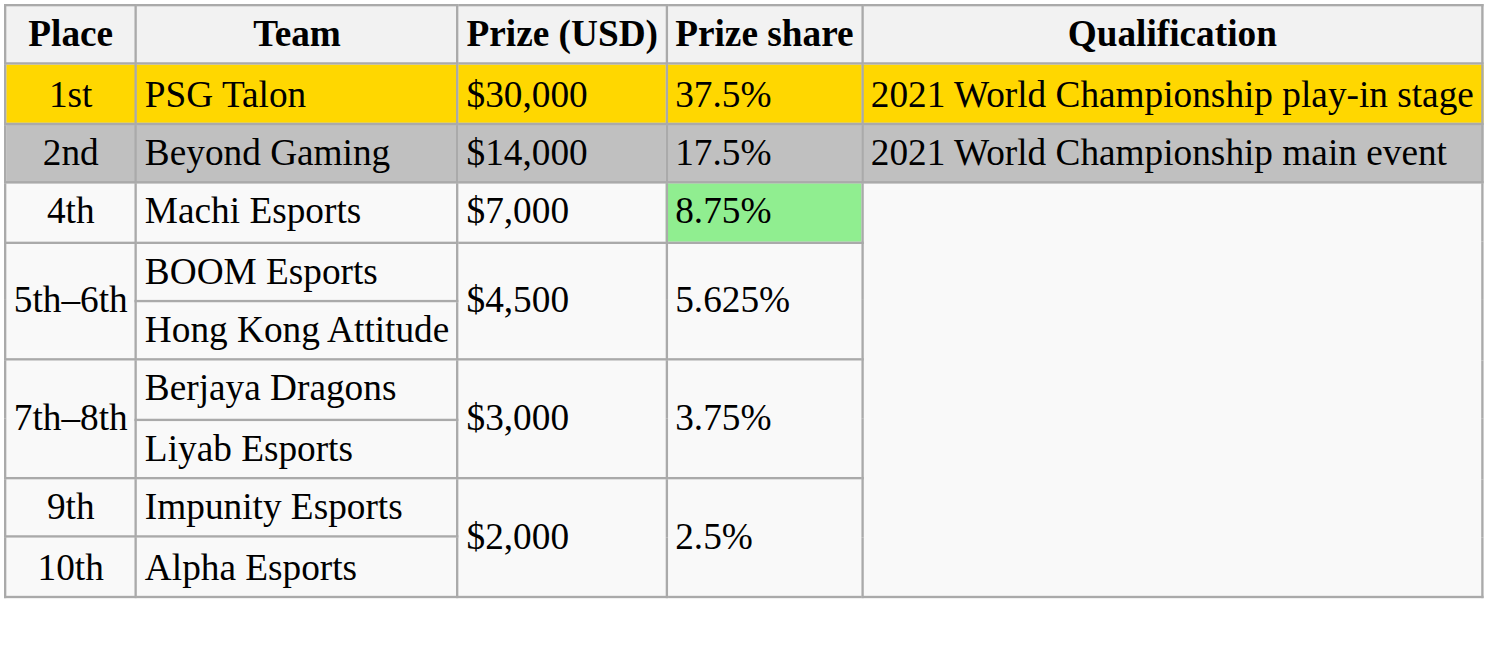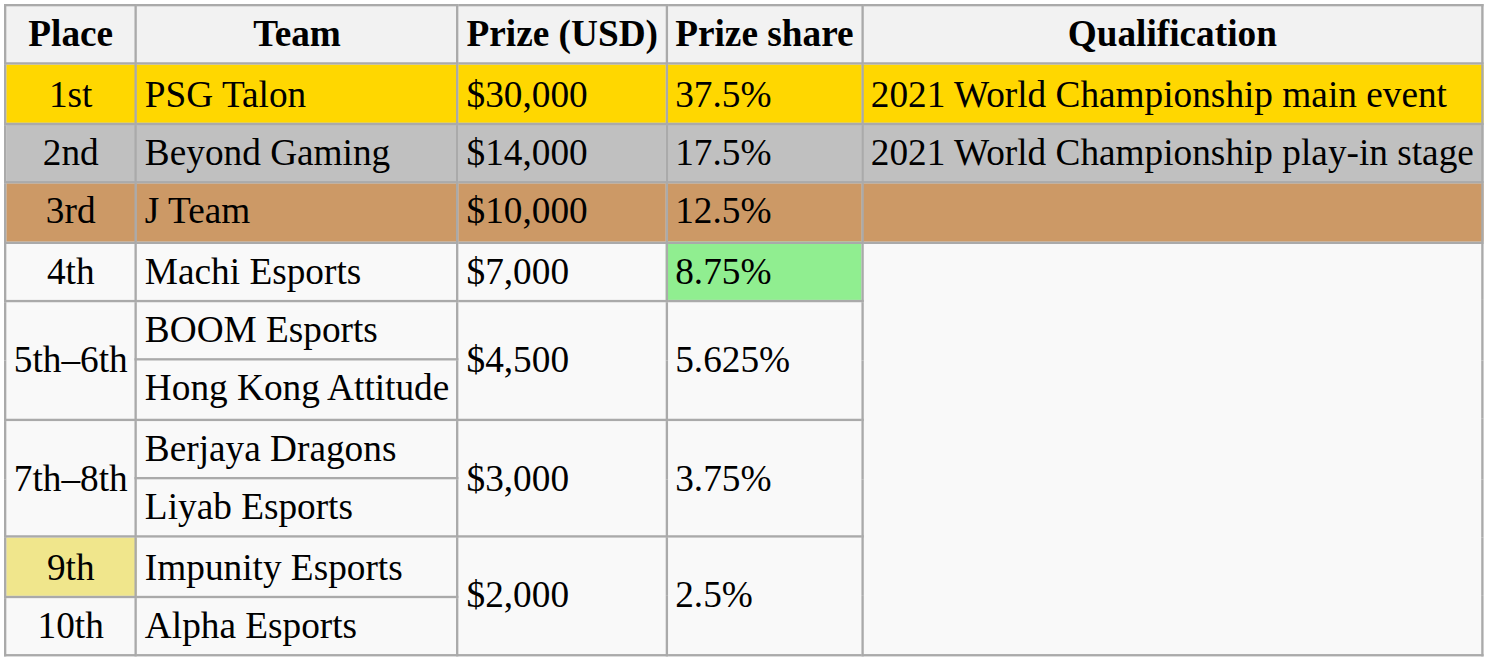(1172, 93) 2021 World Championship play-in stage -> (1159, 93) 2021 World Championship main event
(1159, 152) 2021 World Championship main event -> (1172, 152) 2021 World Championship play-in stage
+ row: (198, 211)
(71, 507) no background -> (71, 566) khaki background
